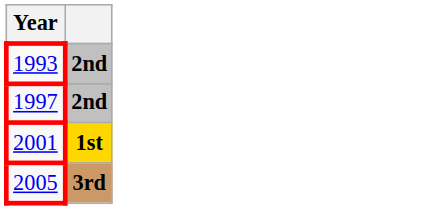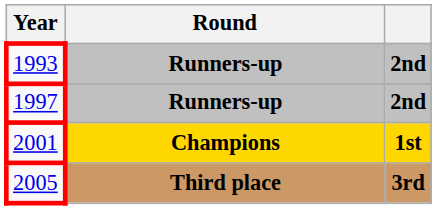+ column: (225, 24)
